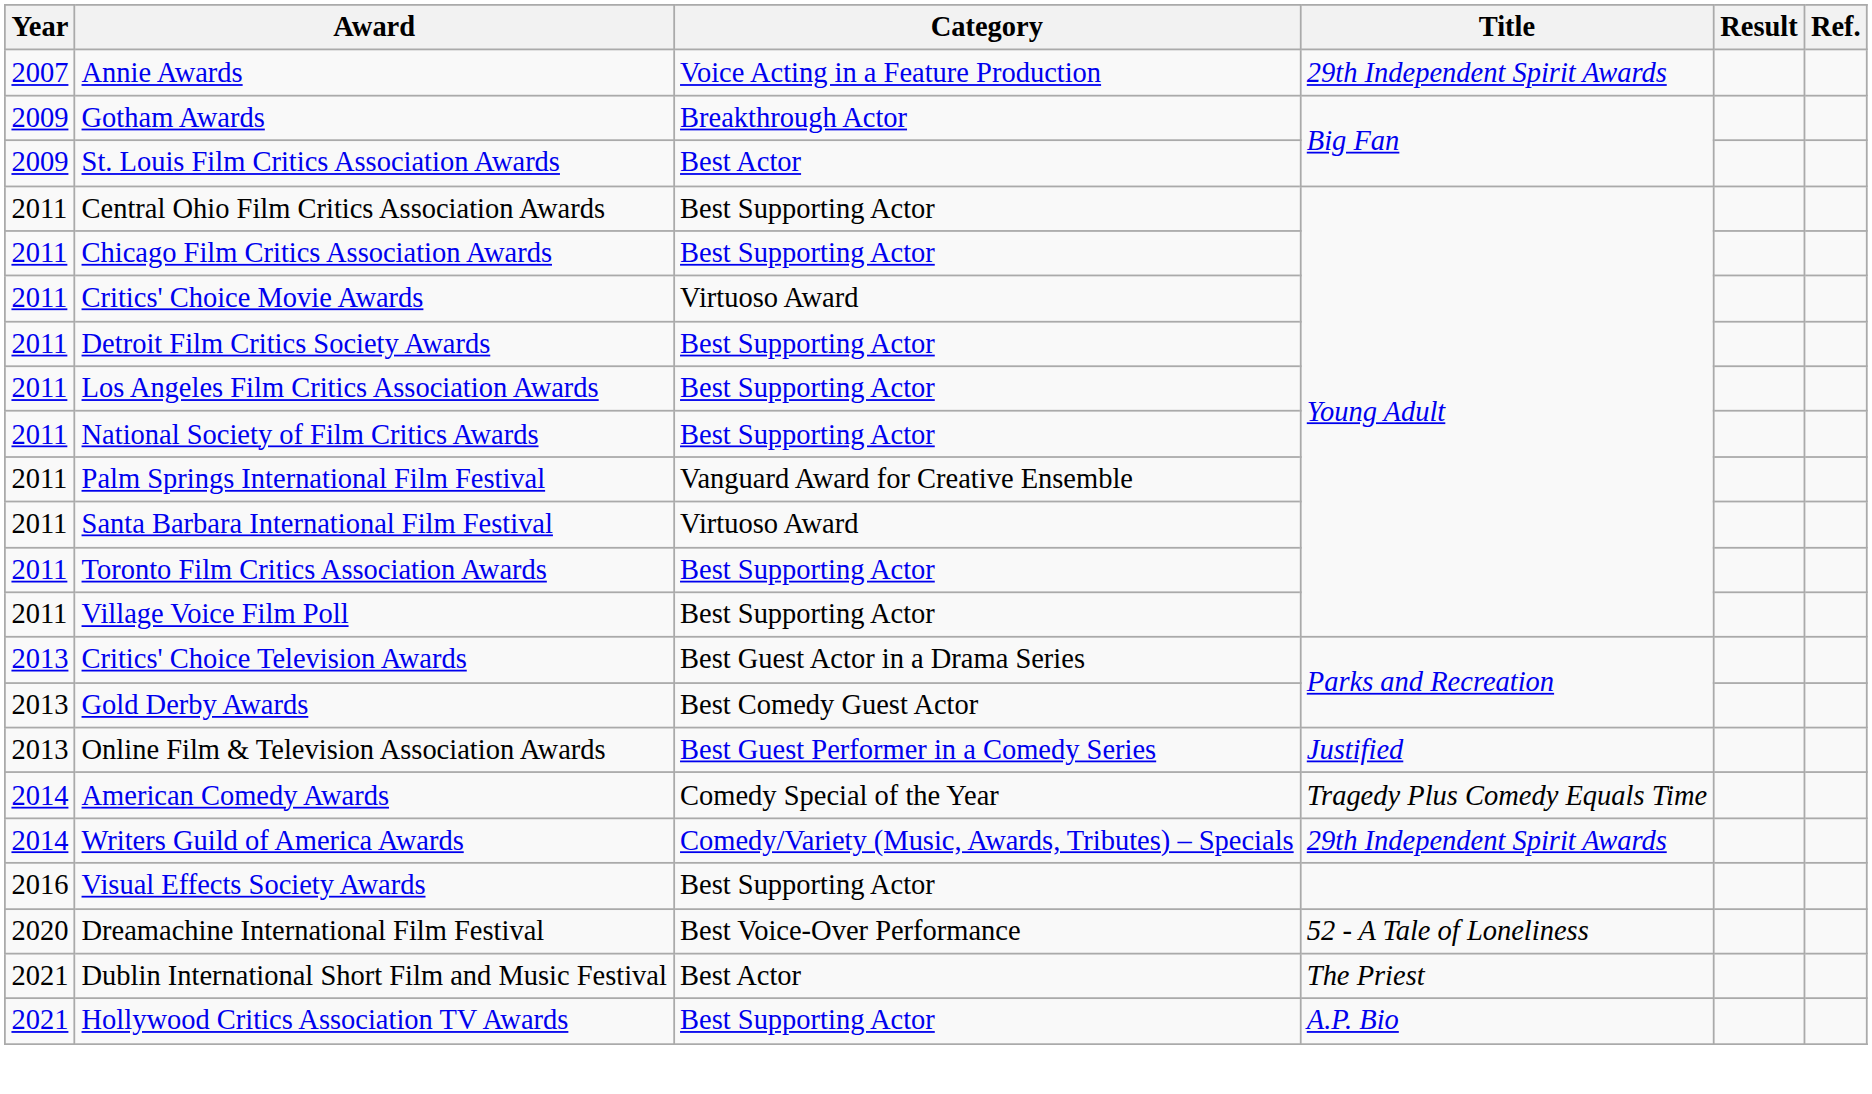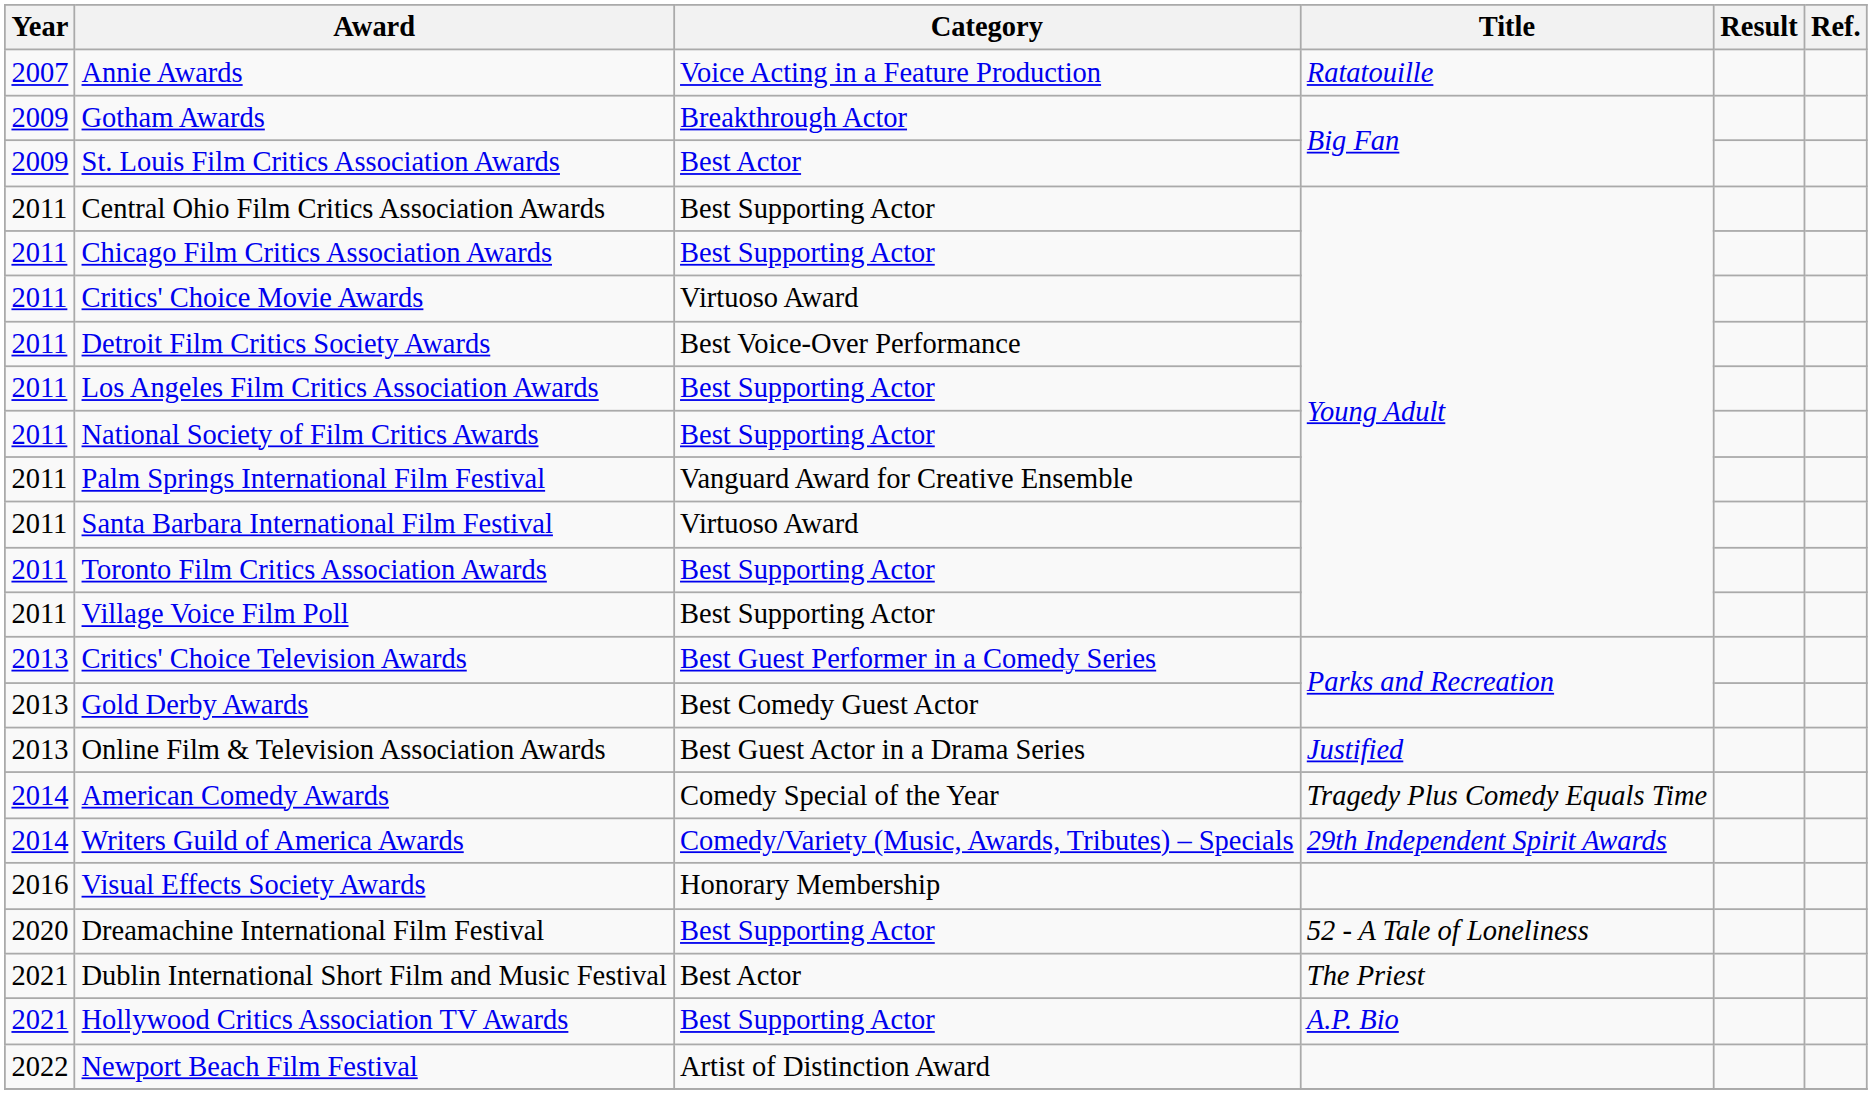(1487, 72) 29th Independent Spirit Awards -> (1370, 72) Ratatouille
(807, 343) Best Supporting Actor -> (850, 343) Best Voice-Over Performance
(883, 659) Best Guest Actor in a Drama Series -> (918, 659) Best Guest Performer in a Comedy Series
(918, 749) Best Guest Performer in a Comedy Series -> (883, 749) Best Guest Actor in a Drama Series
(807, 885) Best Supporting Actor -> (810, 885) Honorary Membership
(850, 930) Best Voice-Over Performance -> (807, 930) Best Supporting Actor
+ row: (250, 1065)
